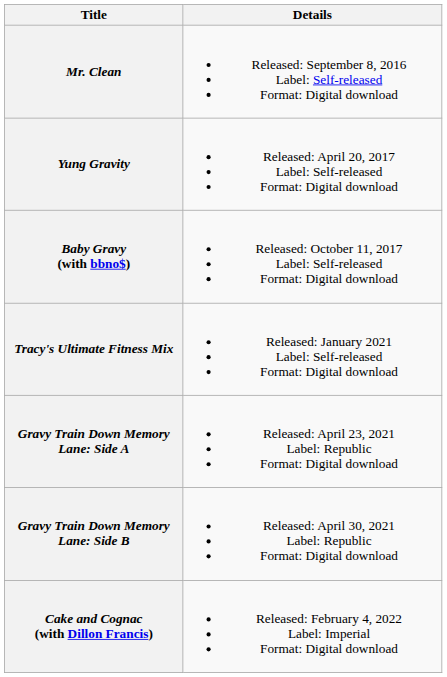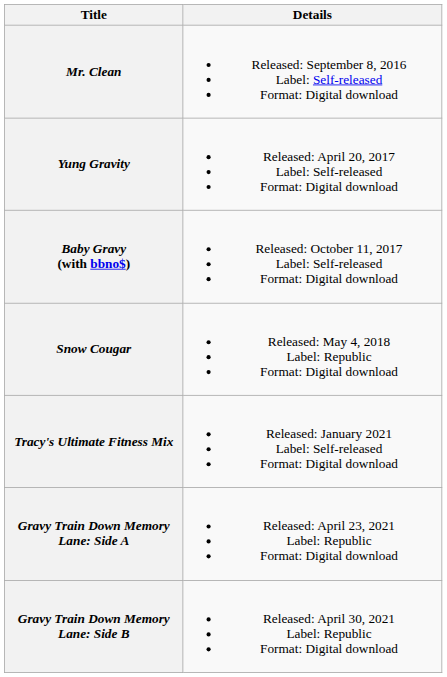+ row: (94, 349)
- row: (94, 626)
